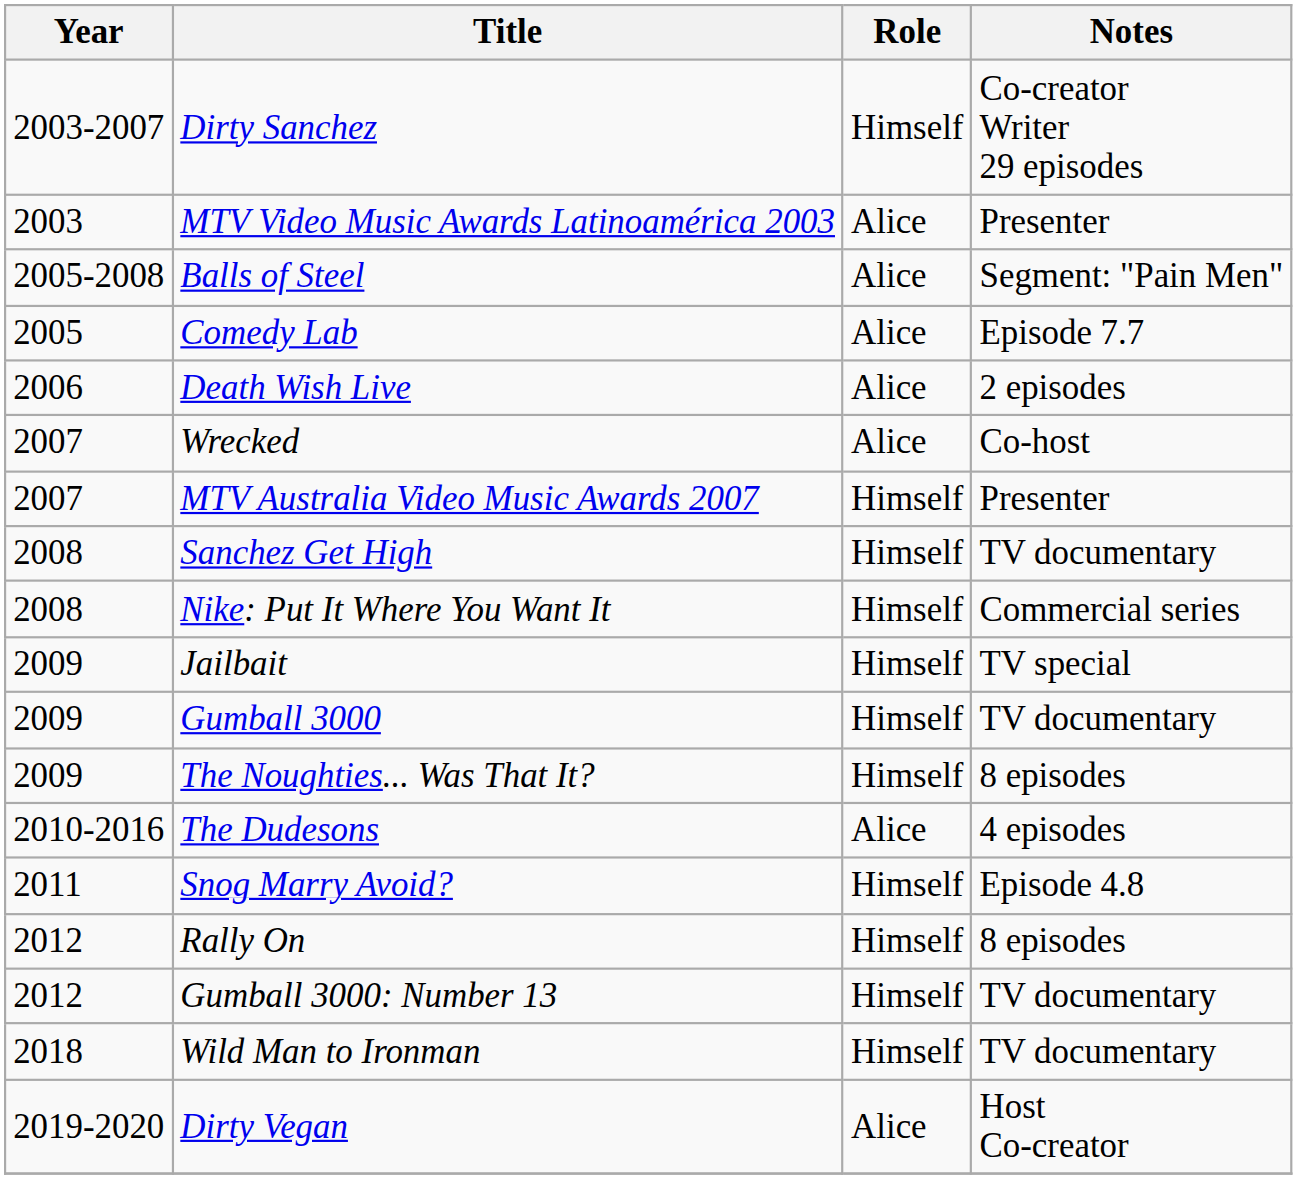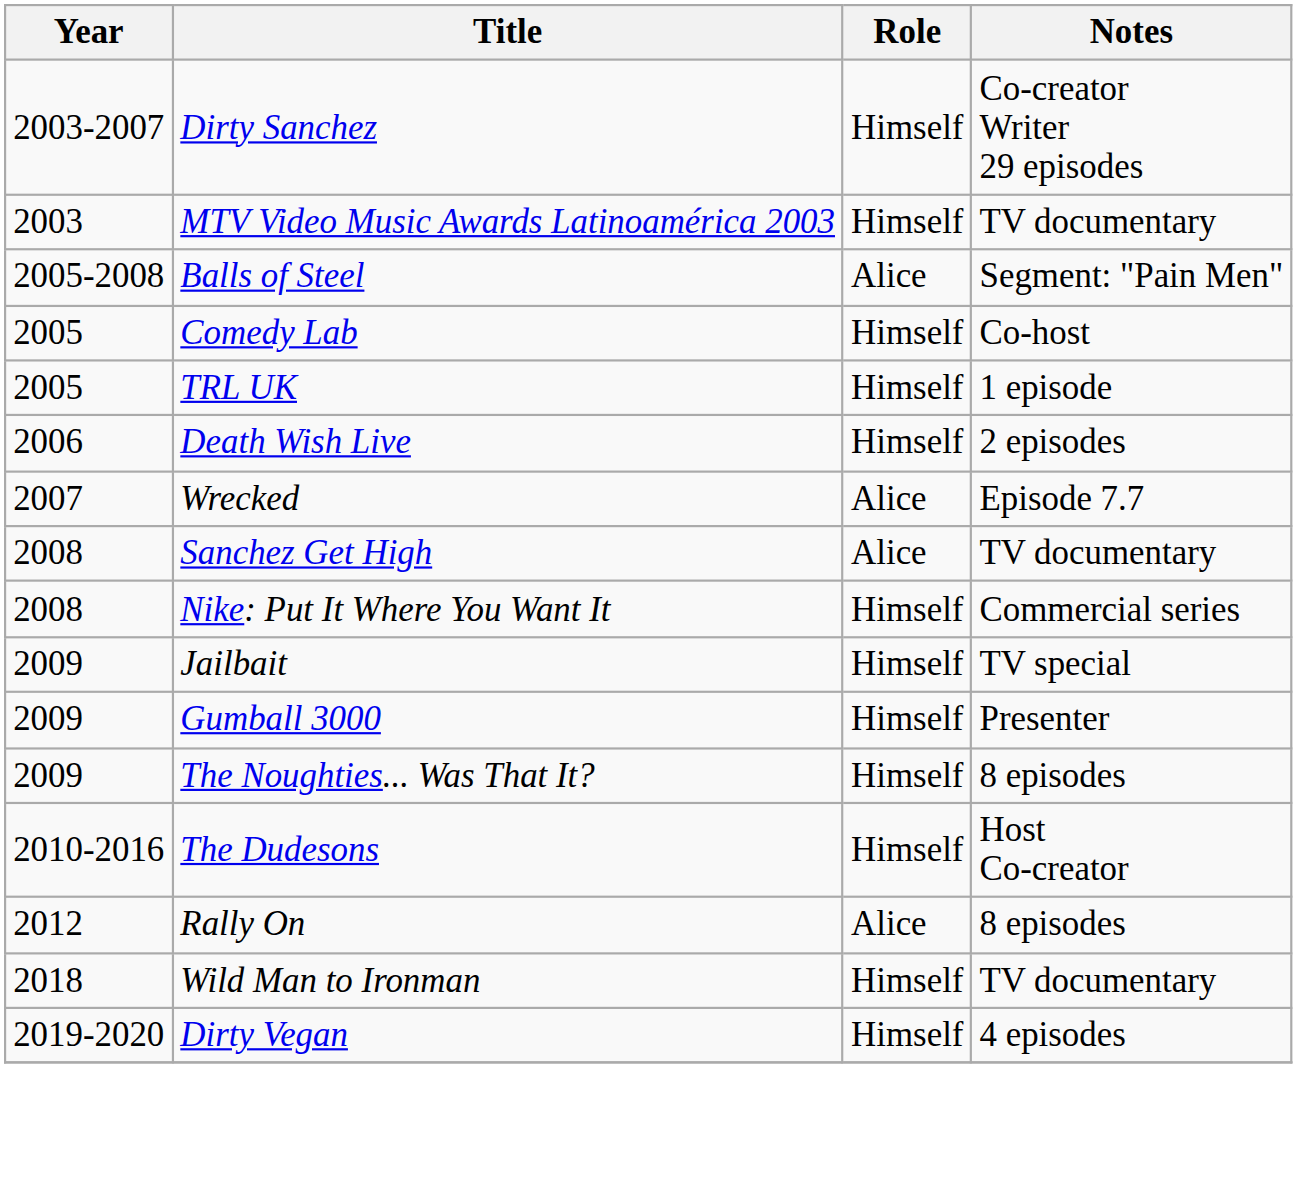(889, 221) Alice -> (907, 221) Himself
(1044, 221) Presenter -> (1098, 221) TV documentary
(889, 331) Alice -> (907, 331) Himself
(1062, 331) Episode 7.7 -> (1035, 331) Co-host
+ row: (239, 387)
(889, 387) Alice -> (907, 442) Himself
(1035, 442) Co-host -> (1062, 497) Episode 7.7
- row: (470, 497)
(907, 553) Himself -> (889, 553) Alice
(1098, 719) TV documentary -> (1044, 719) Presenter
(889, 829) Alice -> (907, 849) Himself
(1053, 829) 4 episodes -> (1054, 849) Host Co-creator
- row: (317, 885)
(907, 940) Himself -> (889, 924) Alice
- row: (369, 995)
(889, 1125) Alice -> (907, 1034) Himself
(1054, 1125) Host Co-creator -> (1053, 1034) 4 episodes
